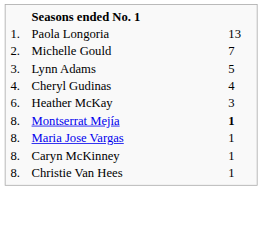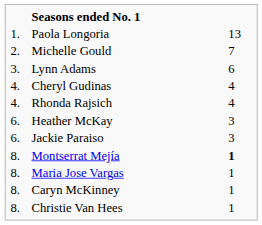(231, 69) 5 -> (231, 69) 6
+ row: (72, 103)
+ row: (68, 138)
